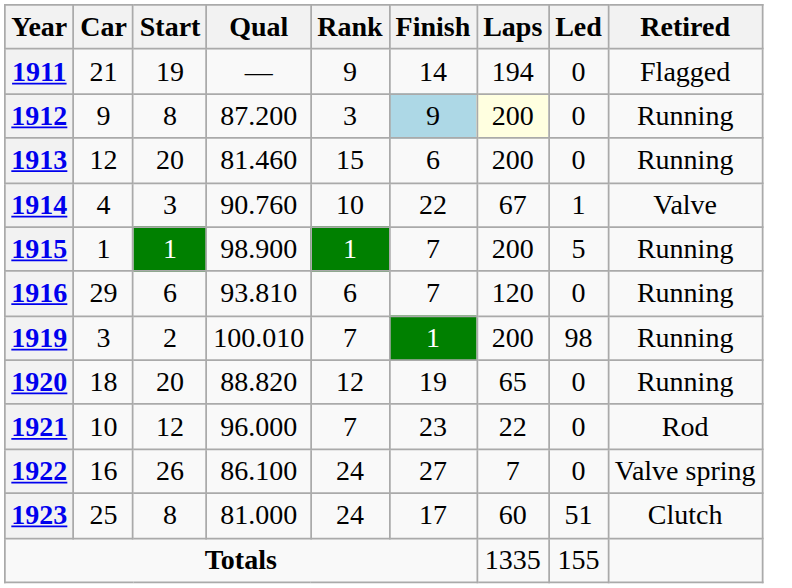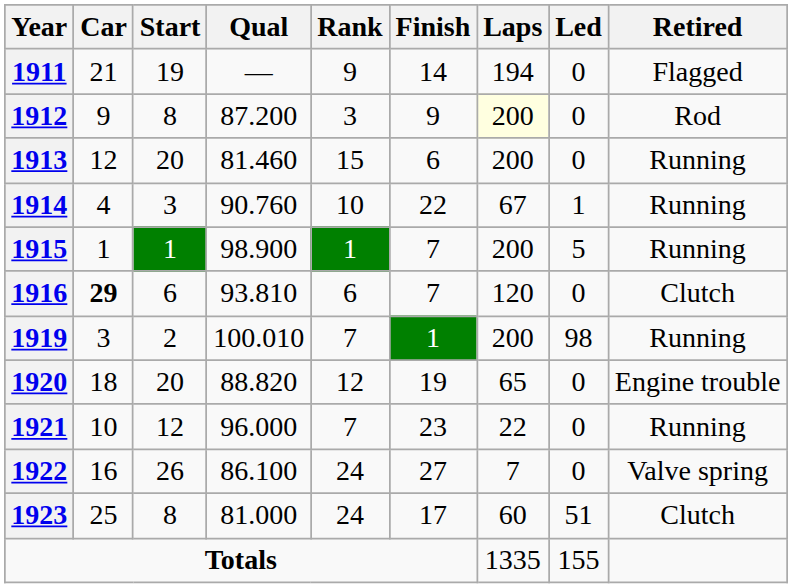(433, 115) lightblue background -> (433, 115) no background
(685, 115) Running -> (698, 115) Rod
(685, 204) Valve -> (698, 204) Running
(104, 293) normal -> (104, 293) bold
(685, 293) Running -> (698, 293) Clutch
(685, 381) Running -> (698, 381) Engine trouble
(685, 426) Rod -> (698, 426) Running
